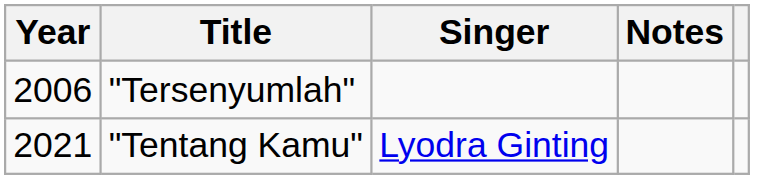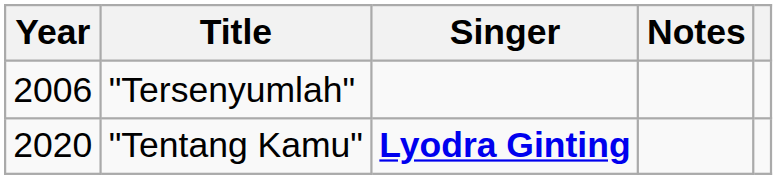(53, 145) 2021 -> (53, 145) 2020
(494, 145) normal -> (505, 145) bold
